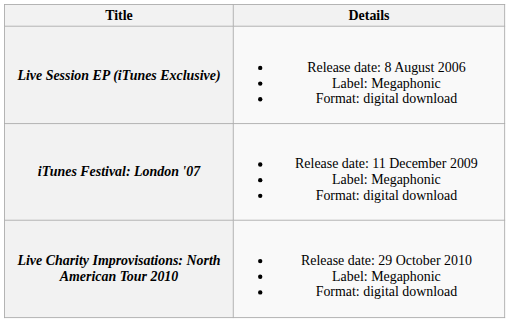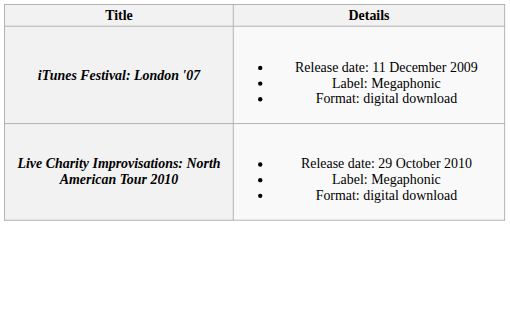- row: (119, 75)
